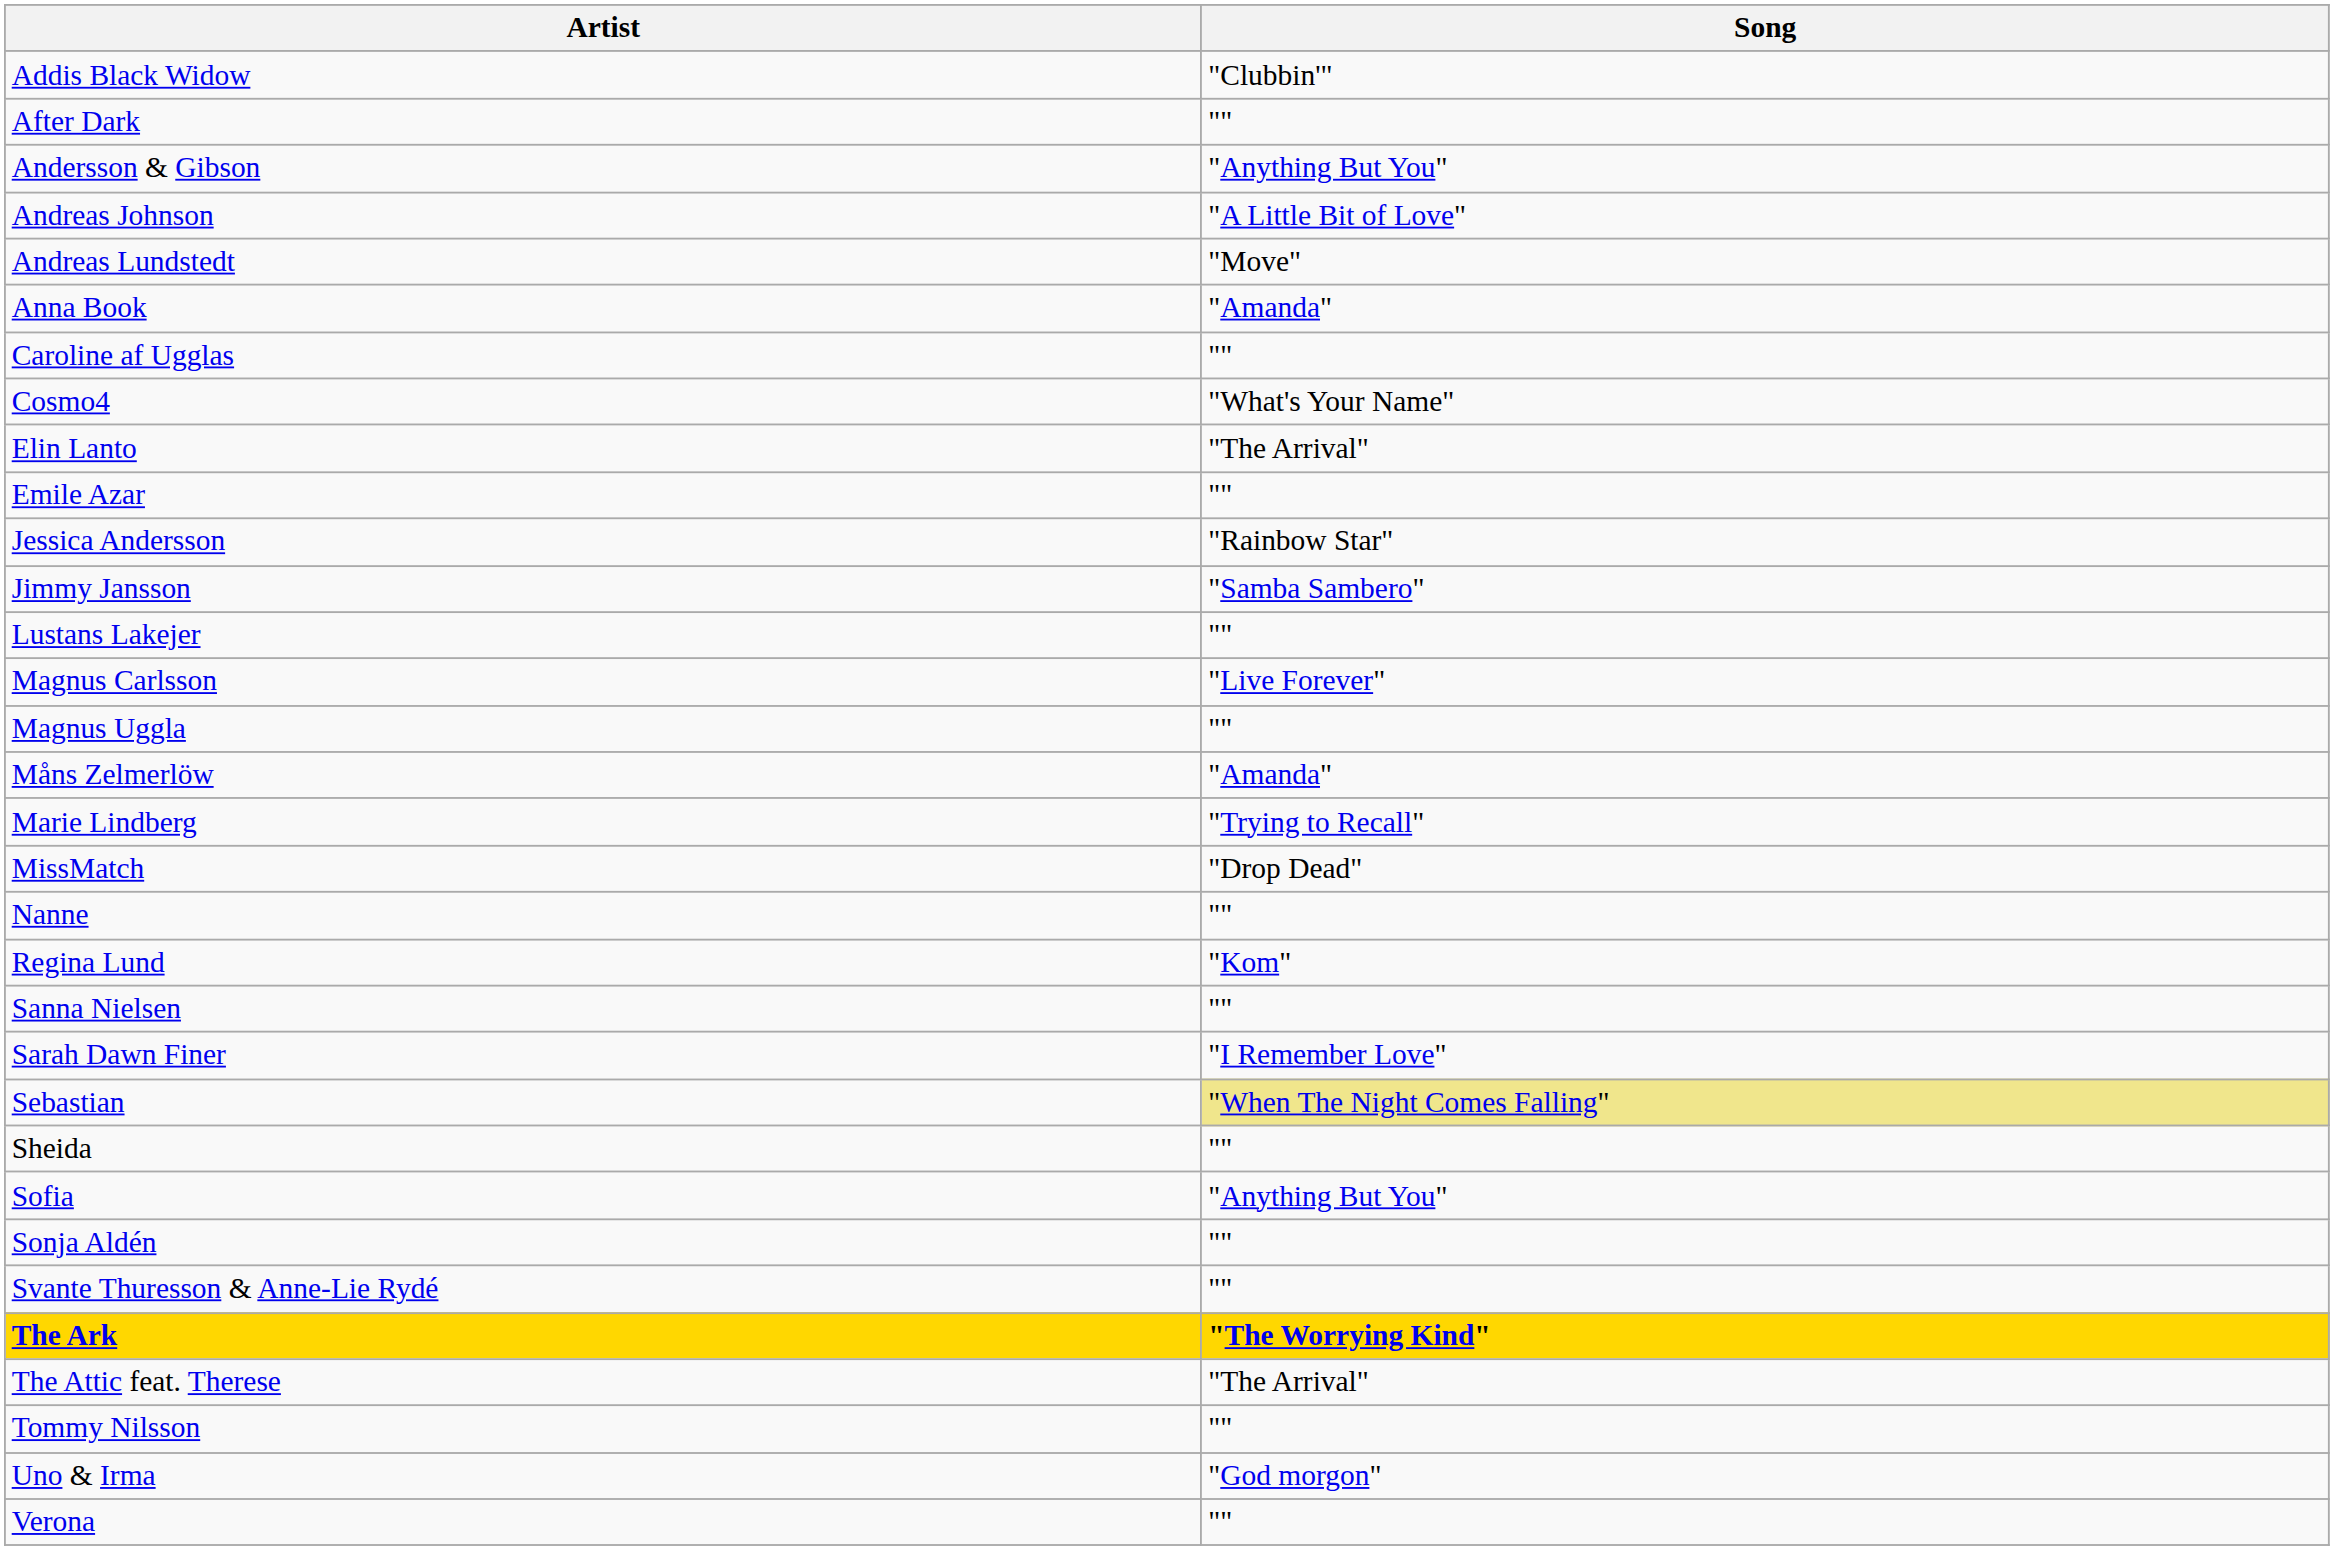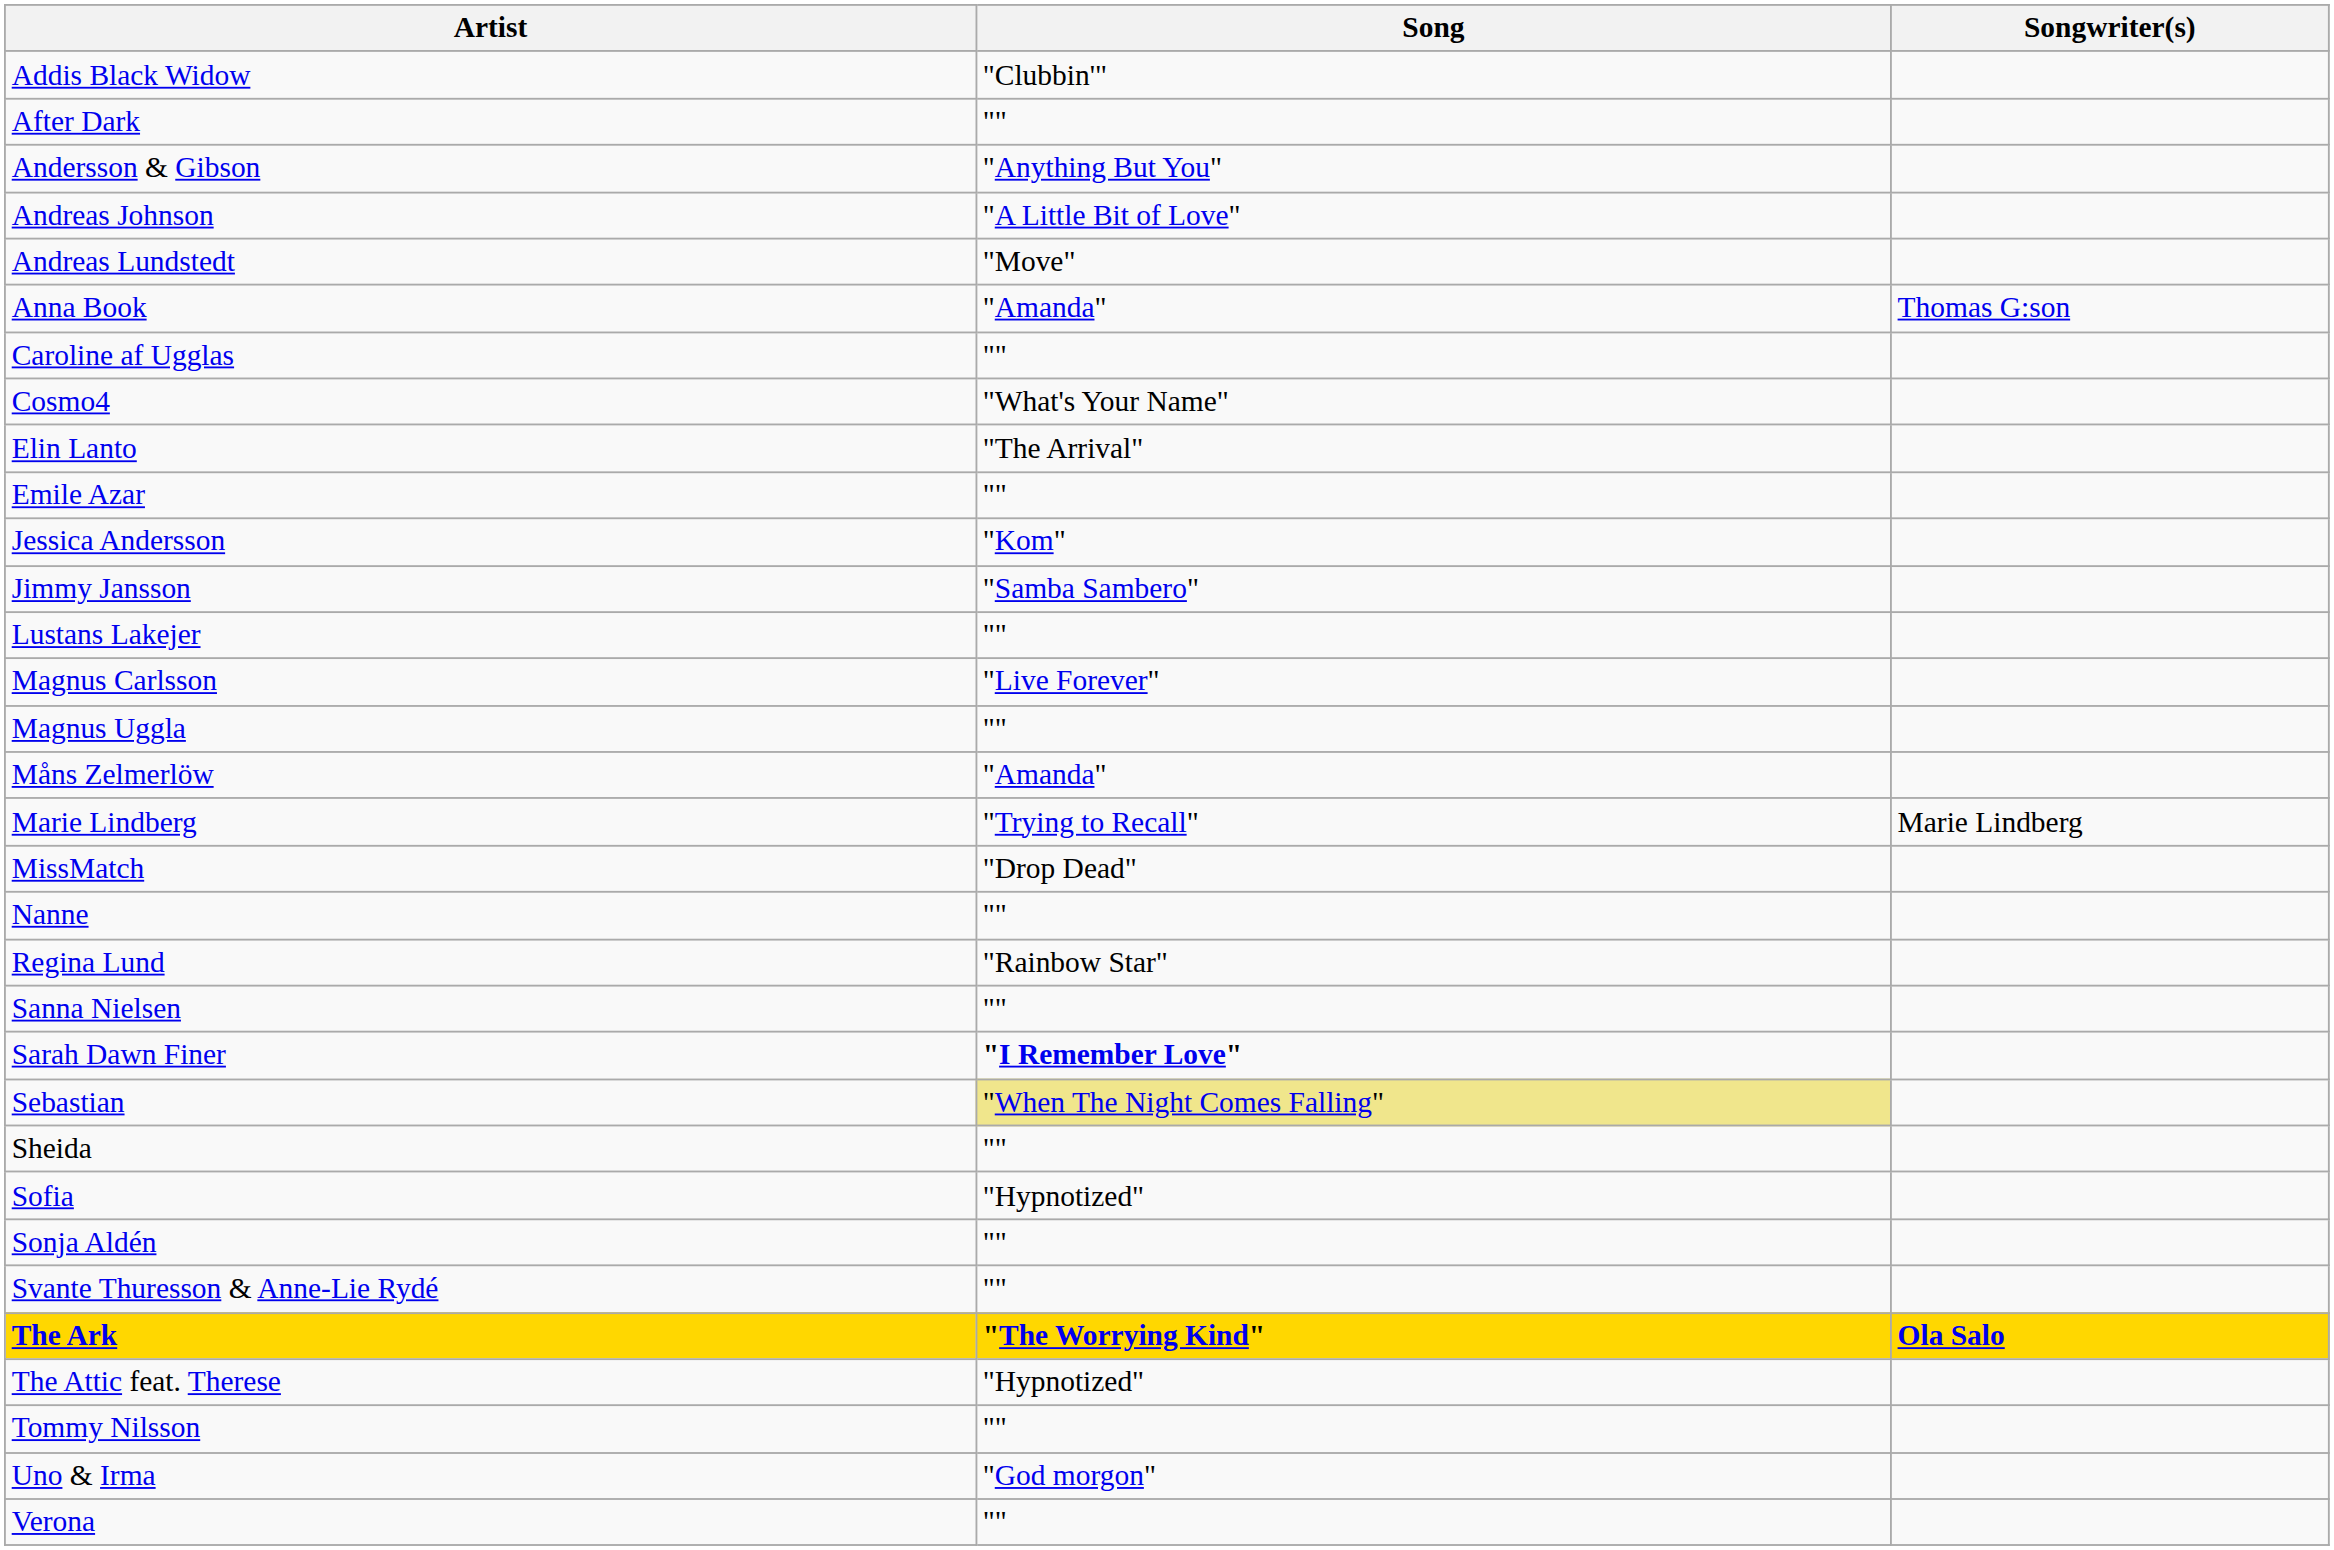+ column: (2110, 27)
(1301, 541) "Rainbow Star" -> (1024, 541) "Kom"
(1250, 961) "Kom" -> (1075, 961) "Rainbow Star"
(1327, 1055) normal -> (1112, 1055) bold
(1328, 1195) "Anything But You" -> (1063, 1195) "Hypnotized"
(1289, 1381) "The Arrival" -> (1063, 1381) "Hypnotized"
